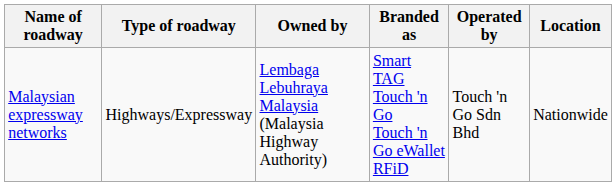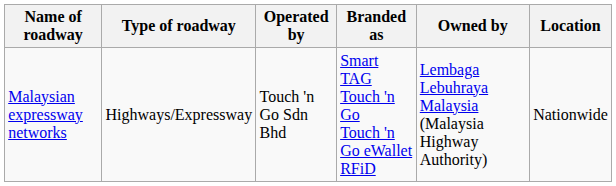columns swapped: (313, 26) <-> (489, 26)
